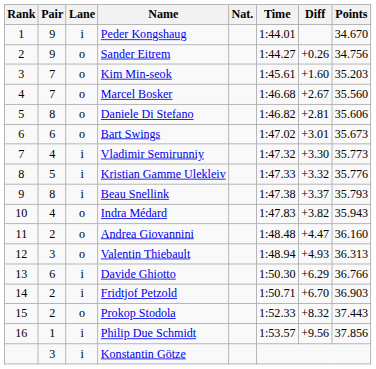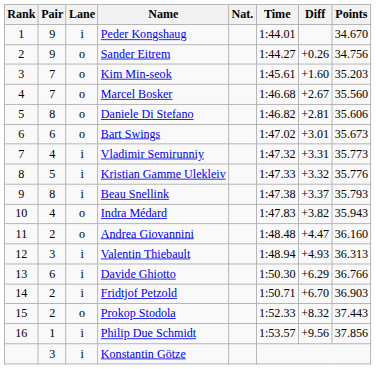(315, 154) +3.30 -> (315, 154) +3.31
(82, 254) o -> (82, 254) i
